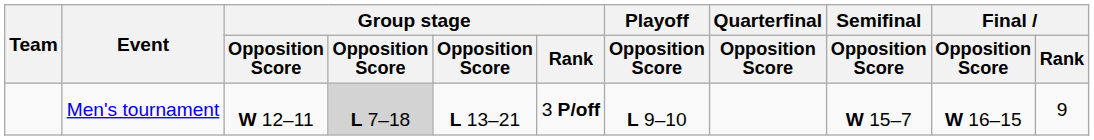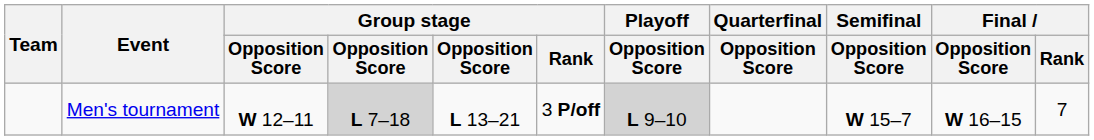(657, 120) no background -> (657, 120) lightgrey background
(1062, 110) 9 -> (1062, 110) 7
